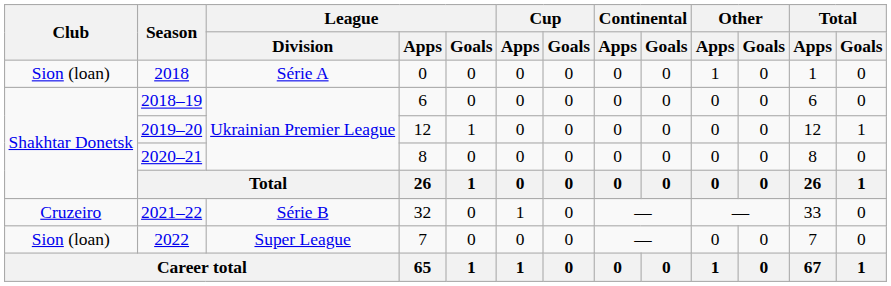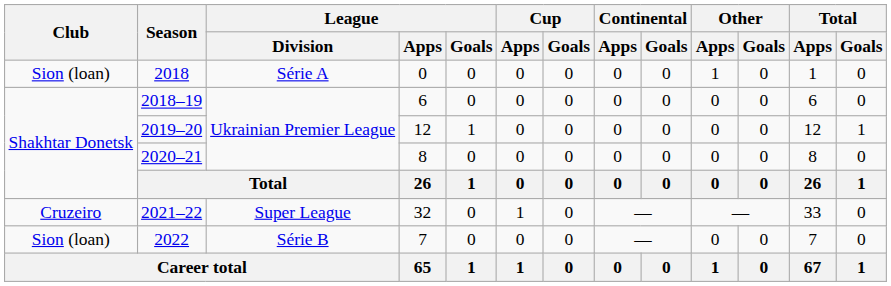(303, 211) Série B -> (303, 211) Super League
(303, 239) Super League -> (303, 239) Série B
